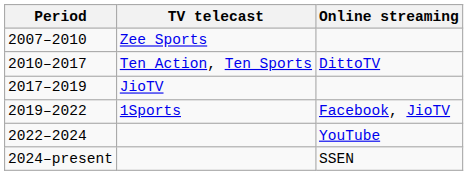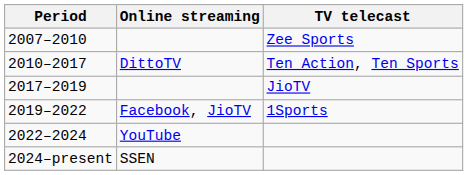columns swapped: (216, 16) <-> (389, 16)
